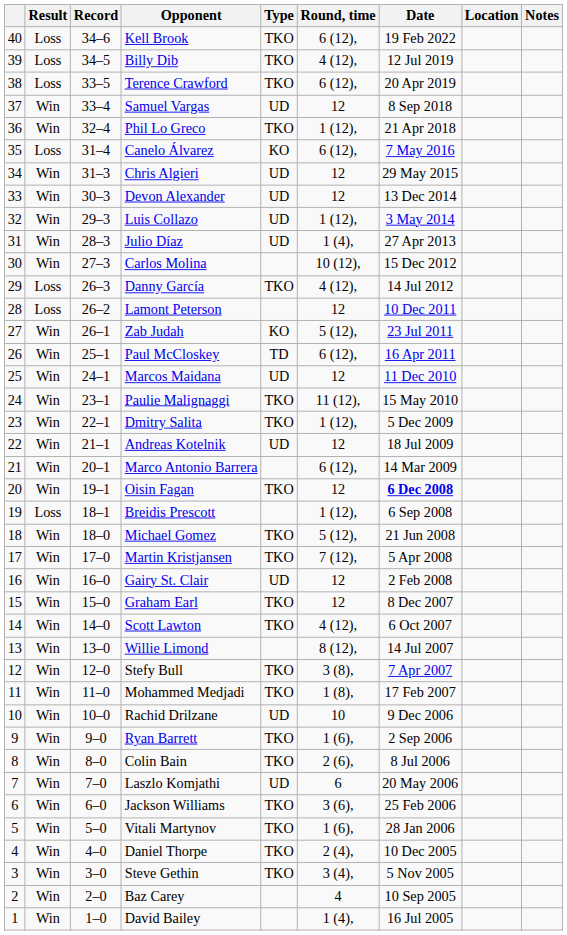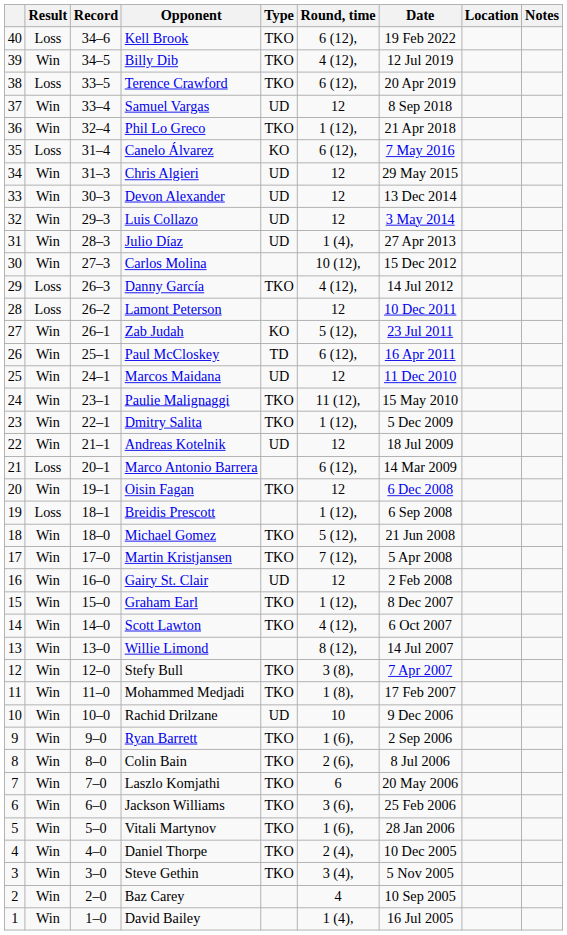(48, 60) Loss -> (48, 60) Win
(338, 219) 1 (12), -> (338, 219) 12
(48, 467) Win -> (48, 467) Loss
(420, 490) bold -> (420, 490) normal
(338, 602) 12 -> (338, 602) 1 (12),
(279, 783) UD -> (279, 783) TKO
